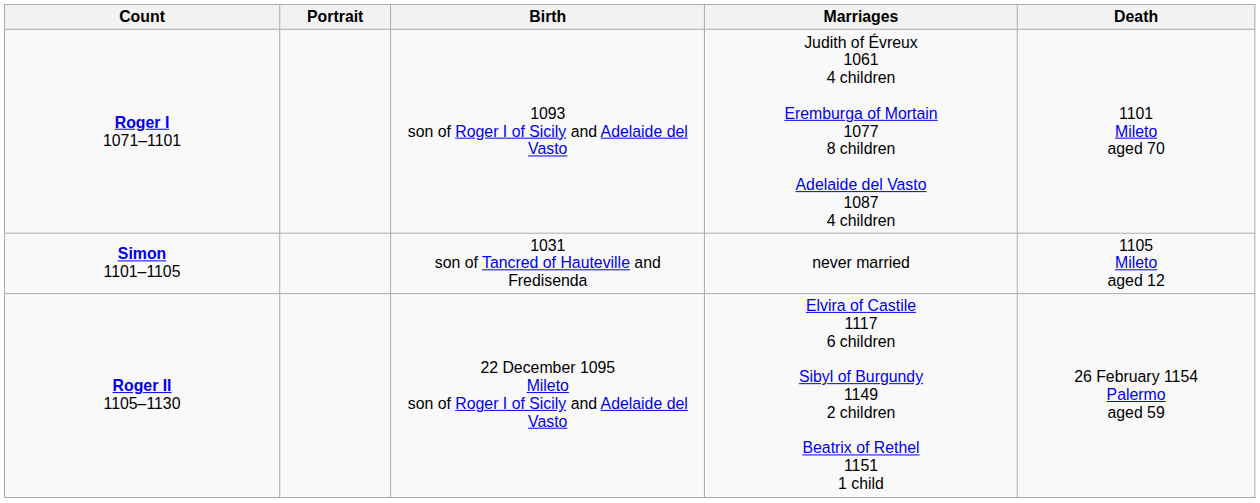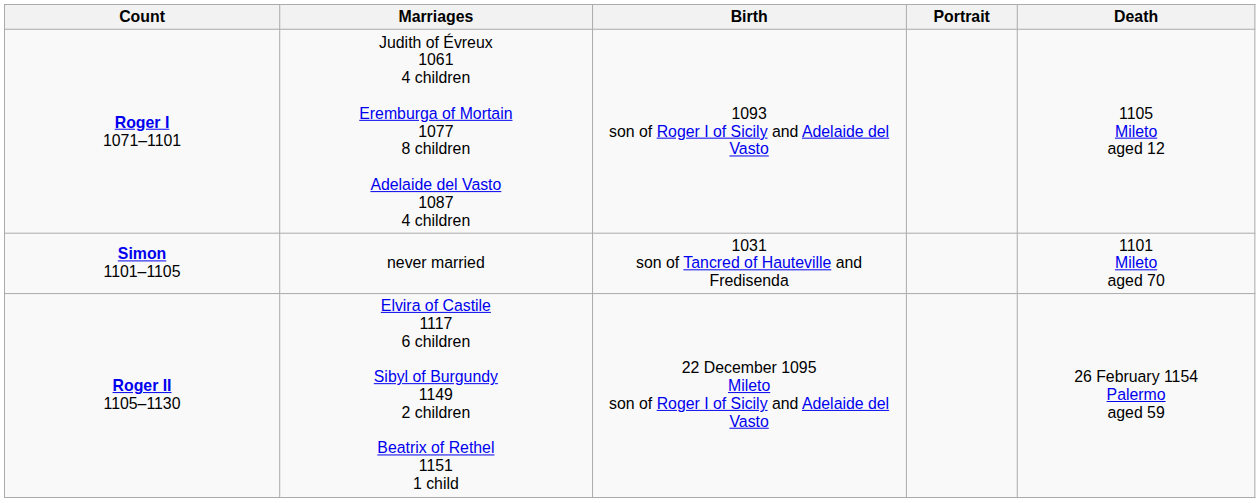columns swapped: (335, 17) <-> (861, 17)
(1136, 131) 1101 Mileto aged 70 -> (1136, 131) 1105 Mileto aged 12
(1136, 263) 1105 Mileto aged 12 -> (1136, 263) 1101 Mileto aged 70
